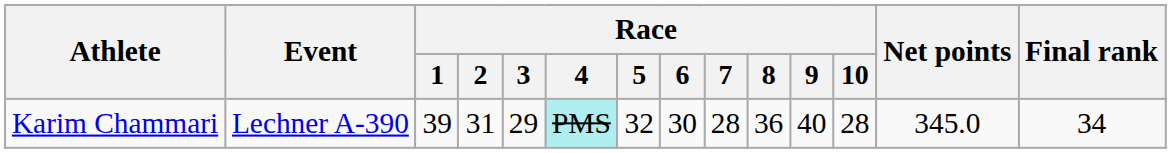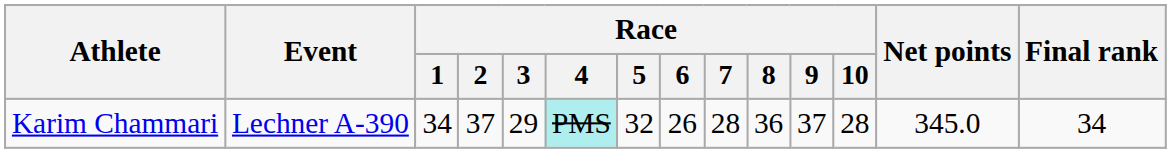(437, 123) 39 -> (437, 123) 34
(480, 123) 31 -> (480, 123) 37
(682, 123) 30 -> (682, 123) 26
(812, 123) 40 -> (812, 123) 37
